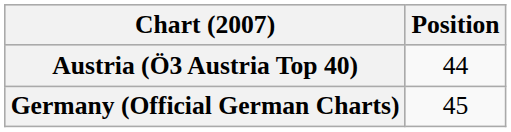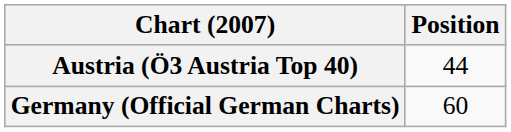(456, 106) 45 -> (456, 106) 60
